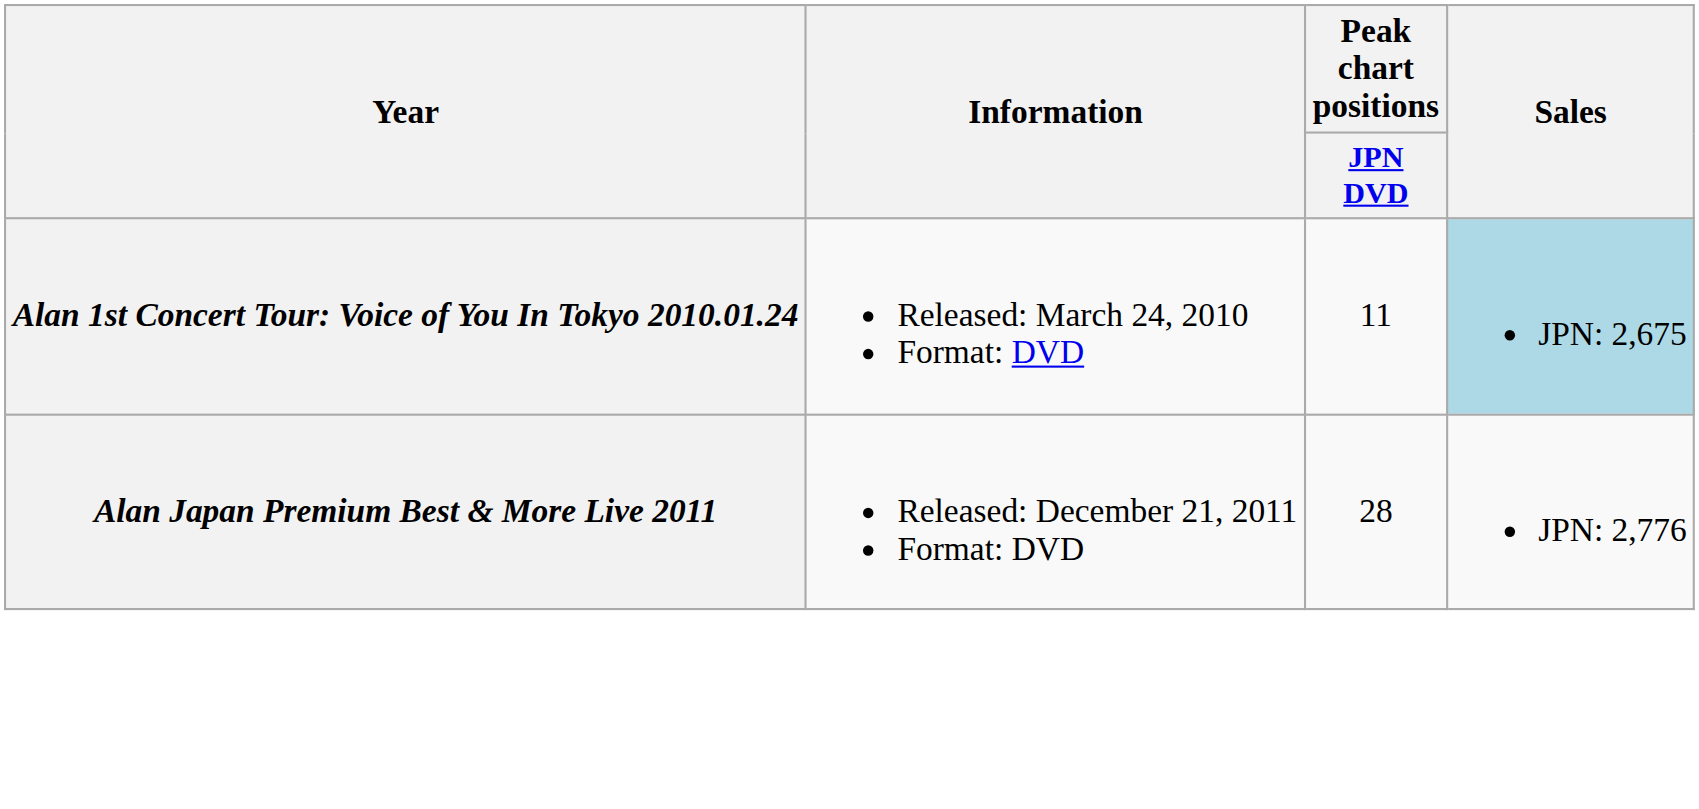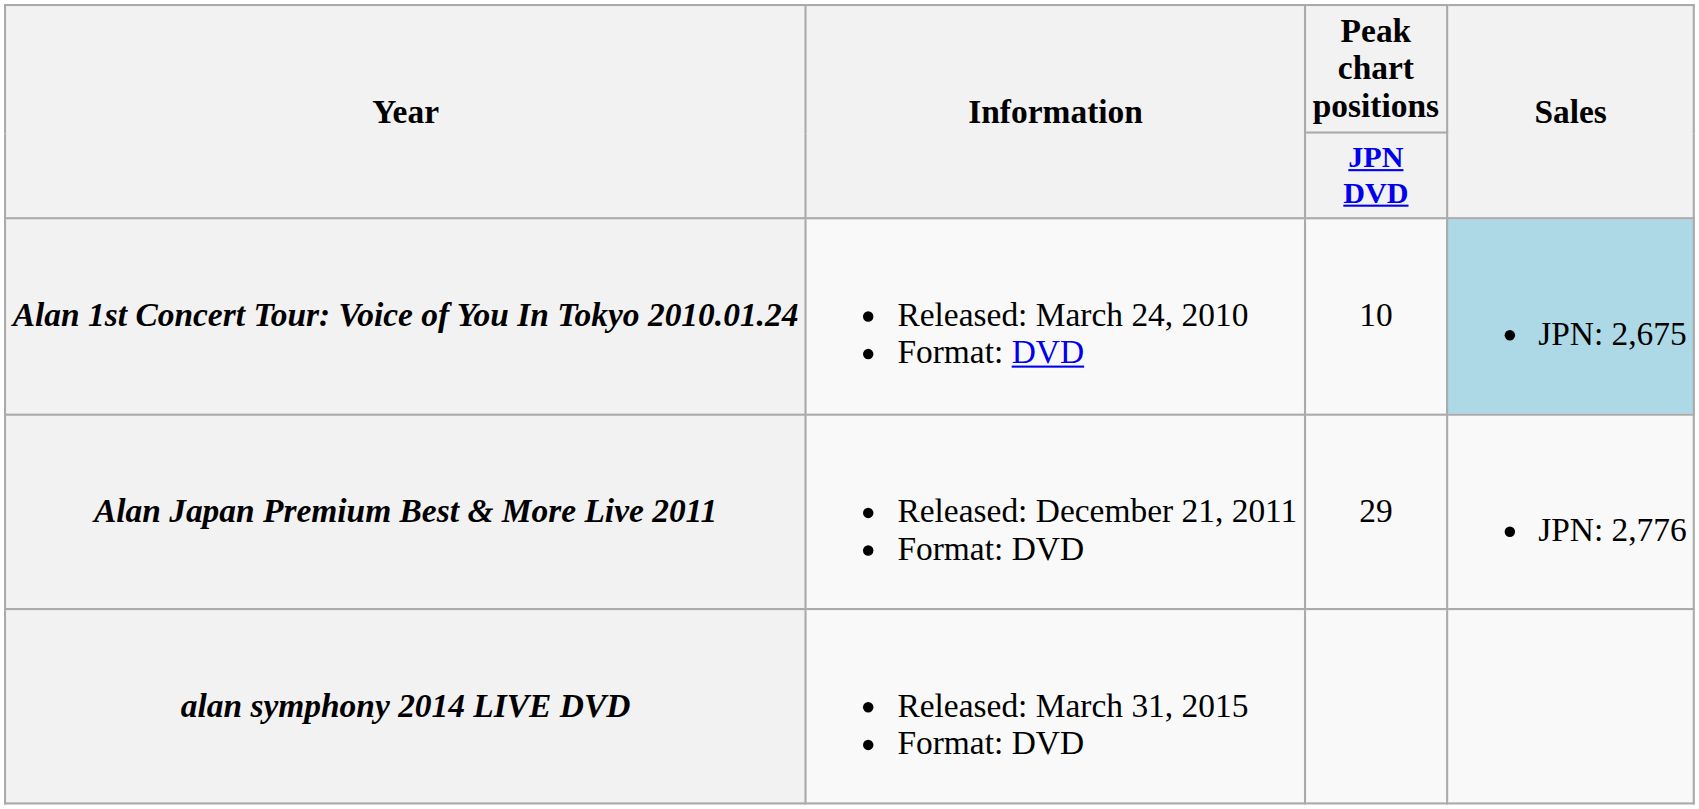(1376, 315) 11 -> (1376, 315) 10
(1376, 510) 28 -> (1376, 510) 29
+ row: (406, 705)
